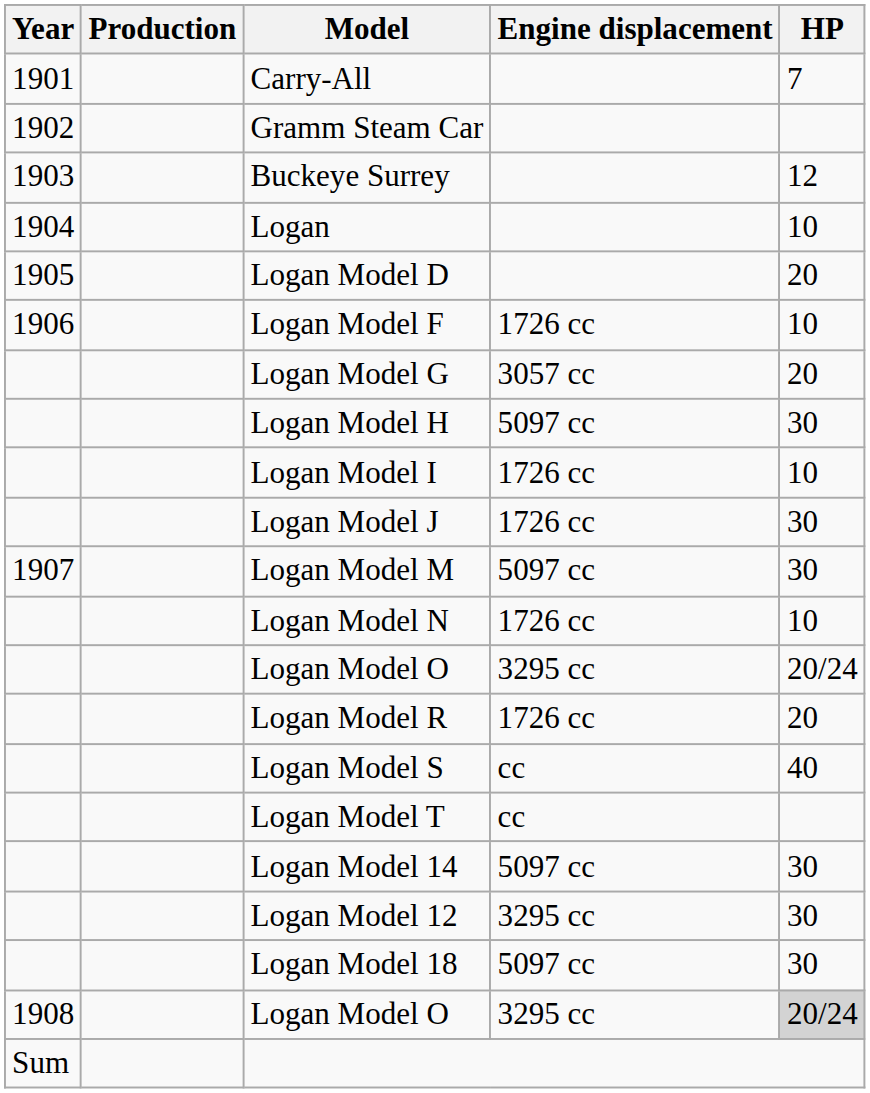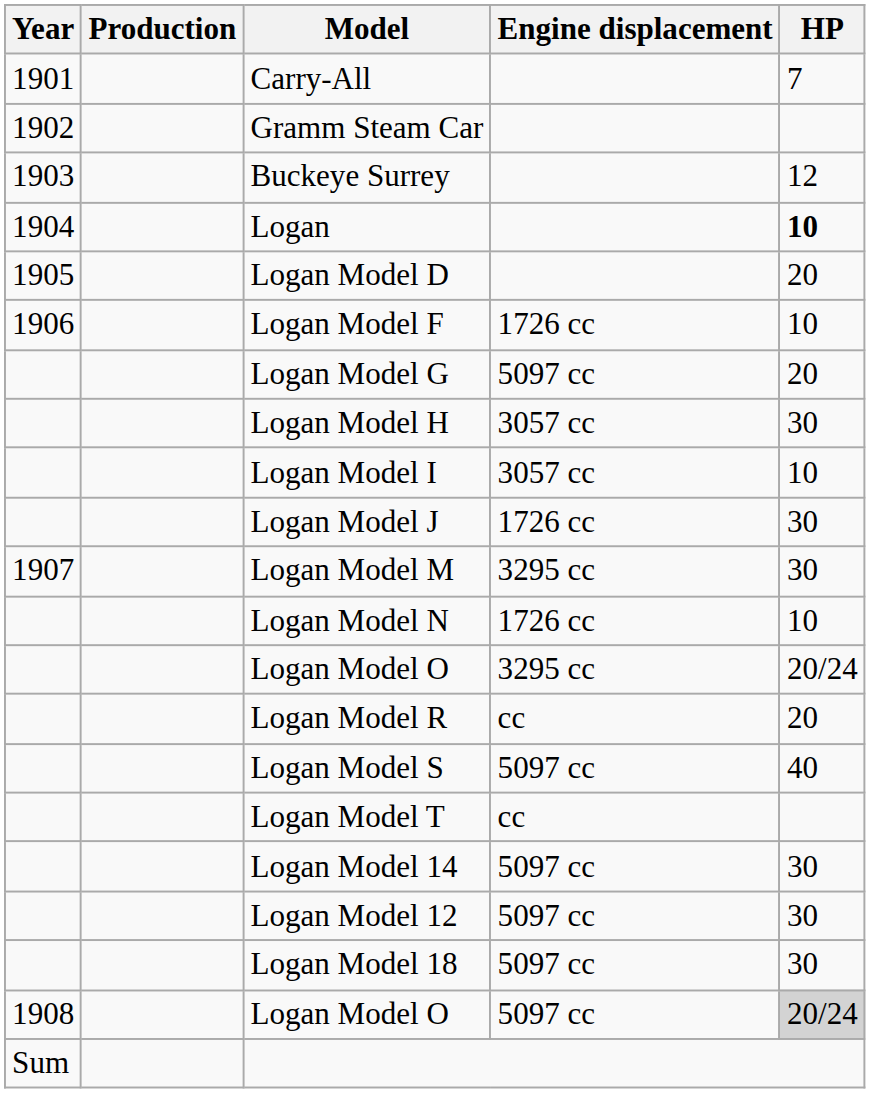(803, 226) normal -> (803, 226) bold
(546, 373) 3057 cc -> (546, 373) 5097 cc
(546, 422) 5097 cc -> (546, 422) 3057 cc
(546, 472) 1726 cc -> (546, 472) 3057 cc
(546, 570) 5097 cc -> (546, 570) 3295 cc
(546, 718) 1726 cc -> (511, 718) cc
(511, 767) cc -> (546, 767) 5097 cc
(546, 915) 3295 cc -> (546, 915) 5097 cc
(546, 1013) 3295 cc -> (546, 1013) 5097 cc
